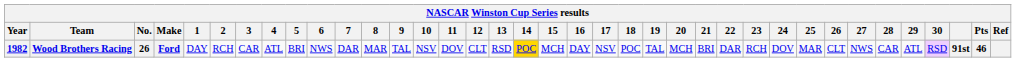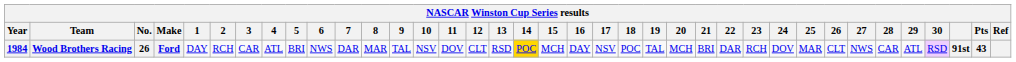(17, 48) 1982 -> (17, 48) 1984
(981, 48) 46 -> (981, 48) 43
